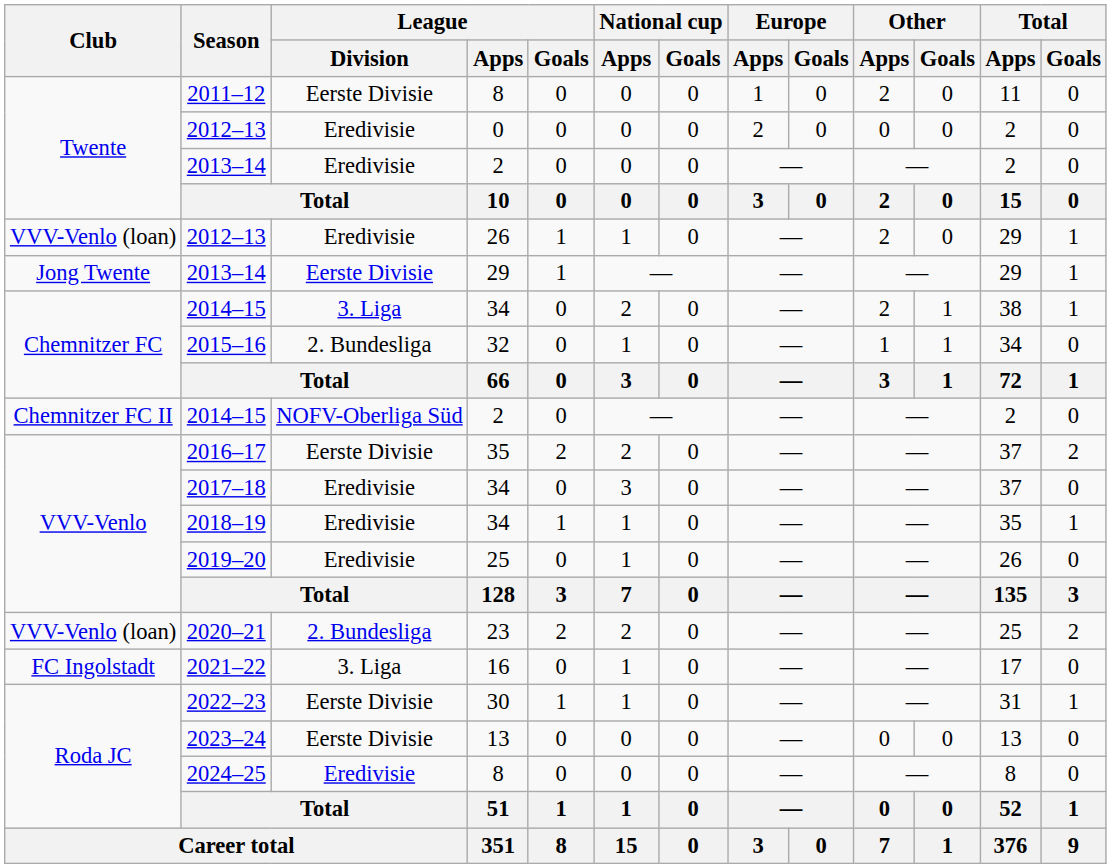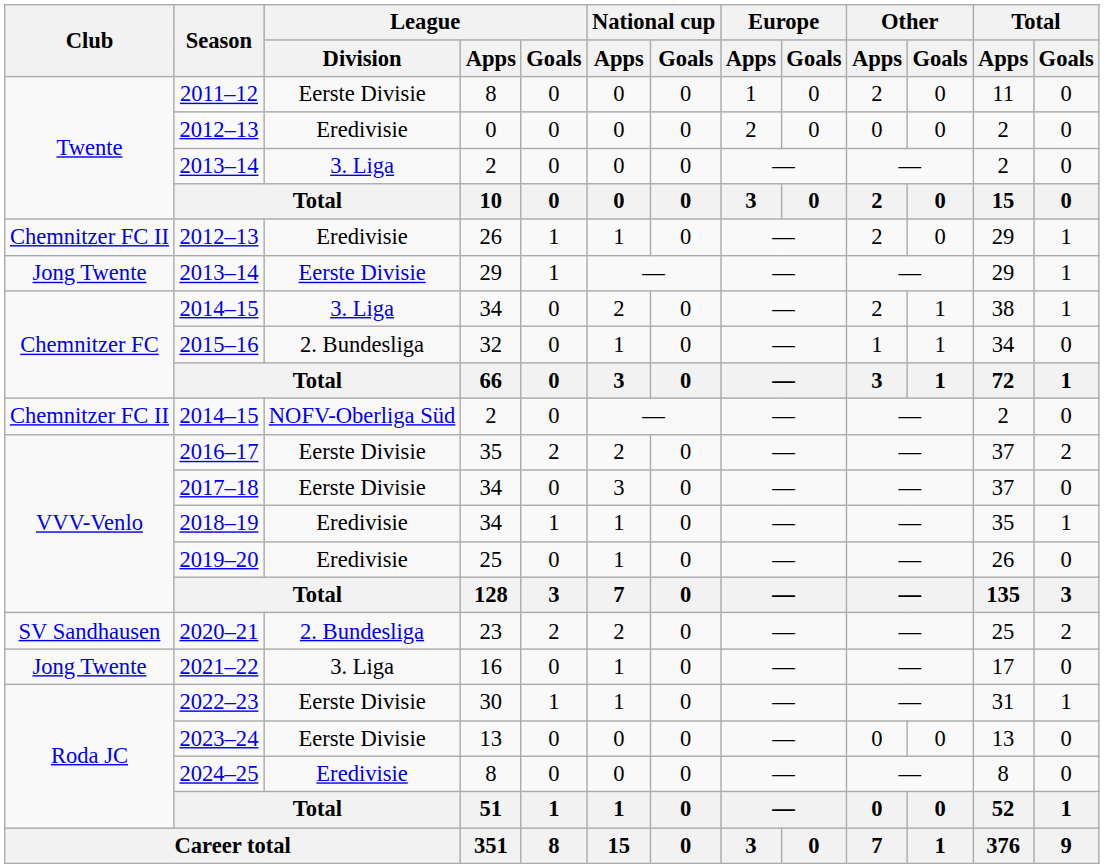(369, 165) Eredivisie -> (362, 165) 3. Liga
(93, 237) VVV-Venlo (loan) -> (89, 237) Chemnitzer FC II
(369, 487) Eredivisie -> (362, 487) Eerste Divisie
(93, 630) VVV-Venlo (loan) -> (89, 630) SV Sandhausen
(93, 666) FC Ingolstadt -> (89, 666) Jong Twente
